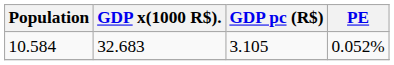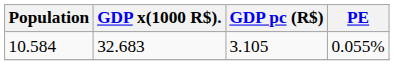(358, 45) 0.052% -> (358, 45) 0.055%
